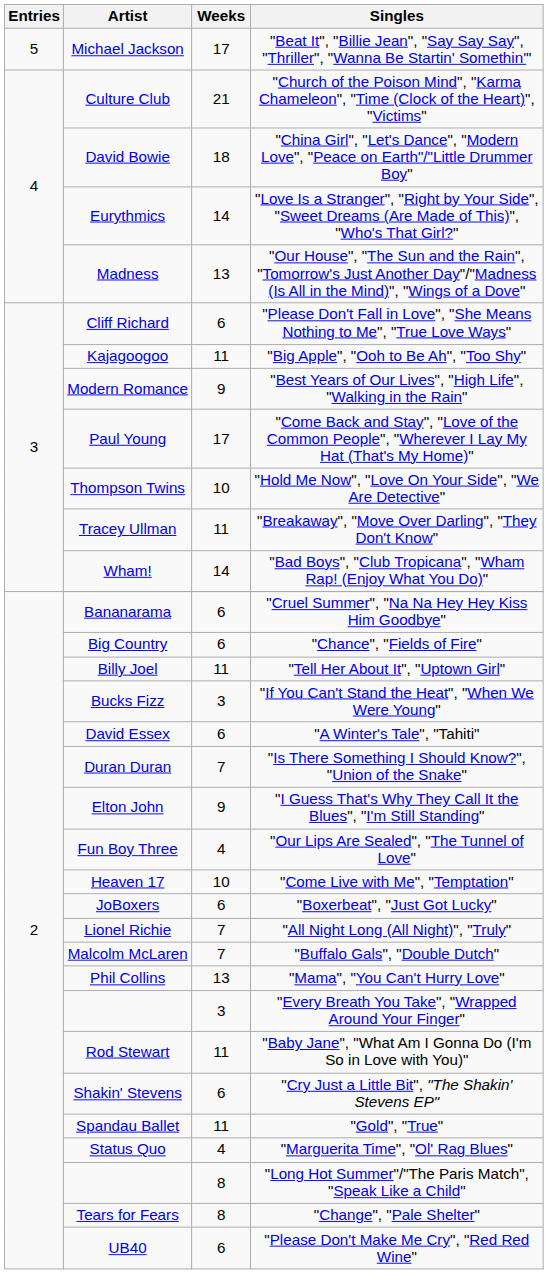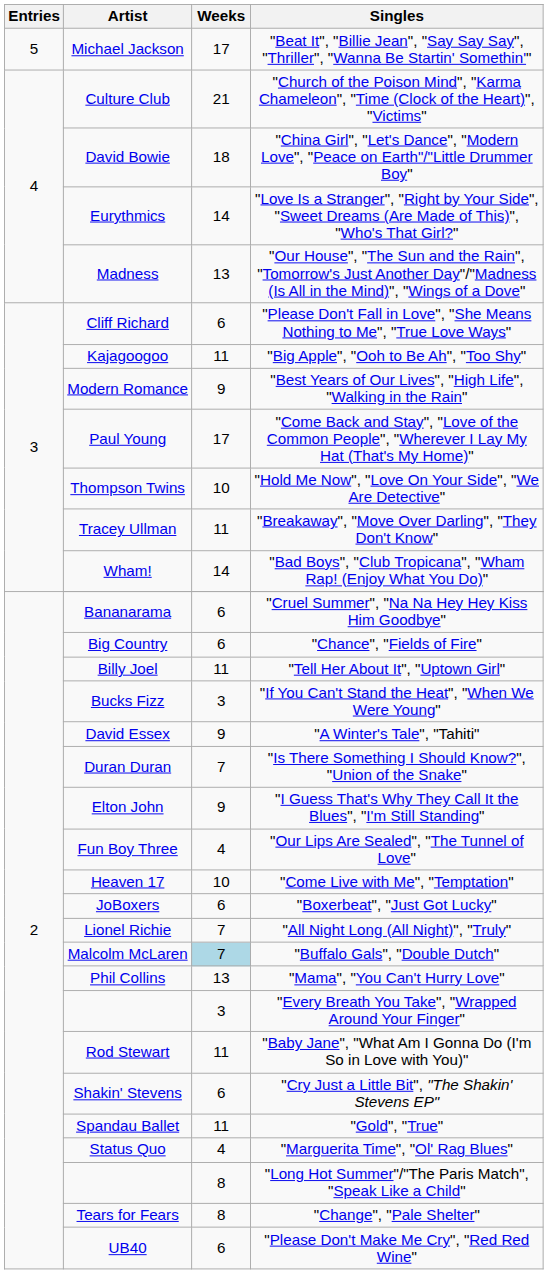(221, 734) 6 -> (221, 734) 9
(221, 954) no background -> (221, 954) lightblue background
